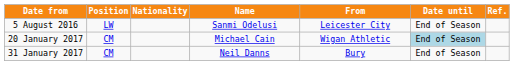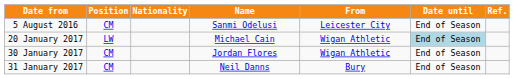(108, 25) LW -> (108, 25) CM
(108, 39) CM -> (108, 39) LW
+ row: (45, 53)
